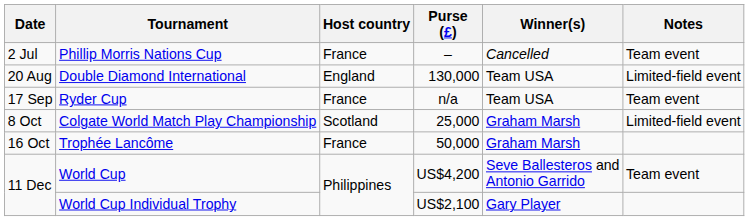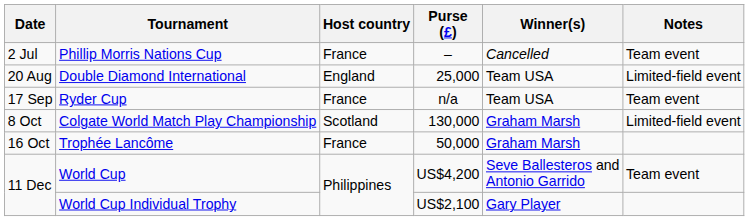(454, 76) 130,000 -> (458, 76) 25,000
(458, 121) 25,000 -> (454, 121) 130,000
